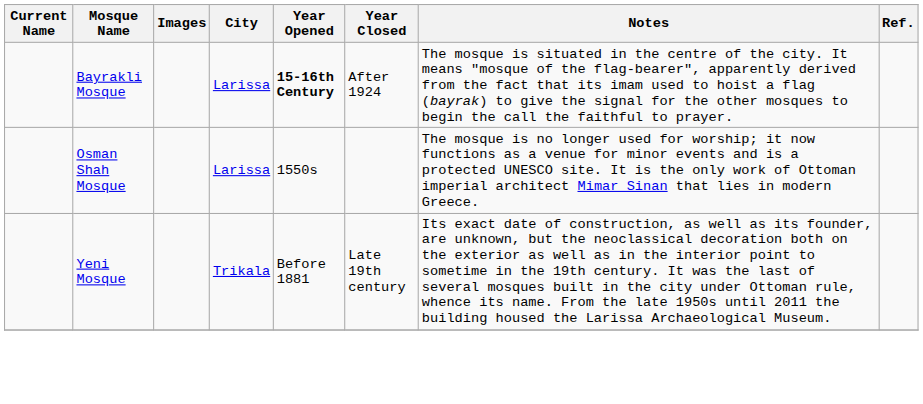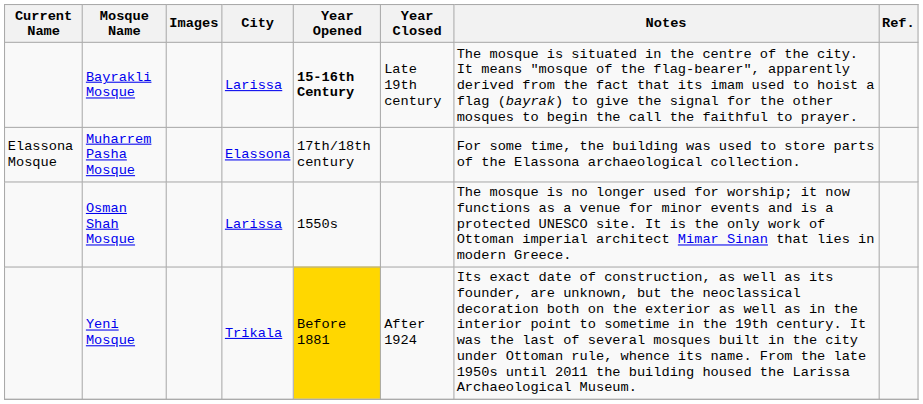(369, 85) After 1924 -> (413, 85) Late 19th century
+ row: (119, 155)
(301, 271) no background -> (322, 333) gold background
(377, 271) Late 19th century -> (405, 333) After 1924
